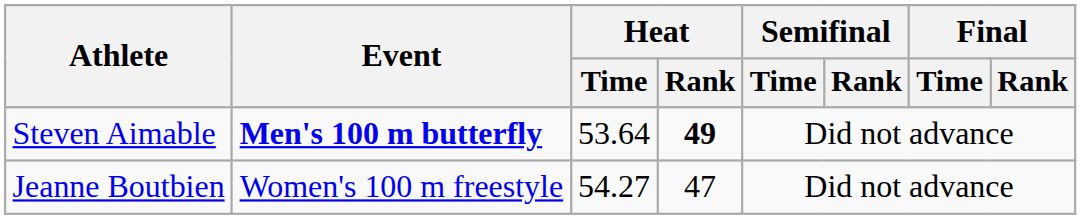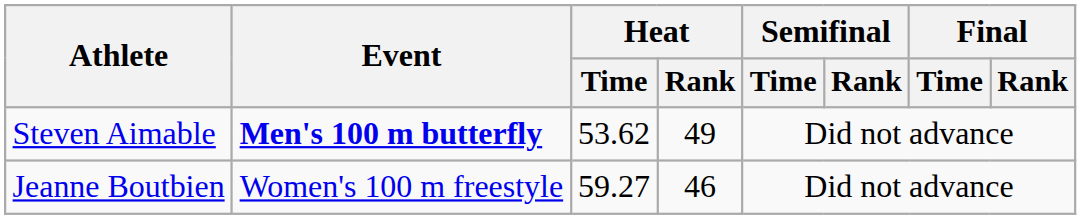(614, 133) 53.64 -> (614, 133) 53.62
(700, 133) bold -> (700, 133) normal
(614, 186) 54.27 -> (614, 186) 59.27
(700, 186) 47 -> (700, 186) 46
